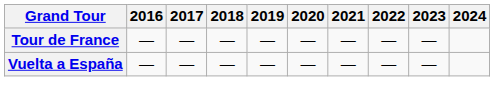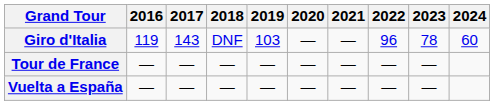+ row: (65, 40)
